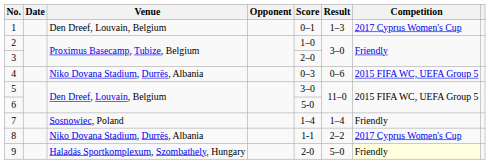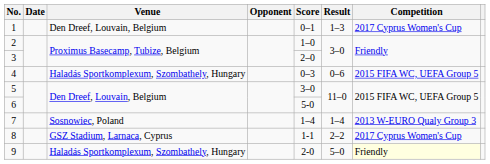(126, 74) Niko Dovana Stadium, Durrës, Albania -> (147, 74) Haladás Sportkomplexum, Szombathely, Hungary
(371, 120) Friendly -> (415, 120) 2013 W-EURO Qualy Group 3
(126, 136) Niko Dovana Stadium, Durrës, Albania -> (111, 136) GSZ Stadium, Larnaca, Cyprus
